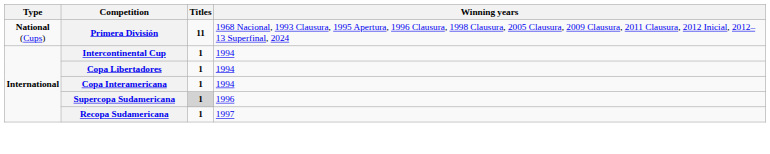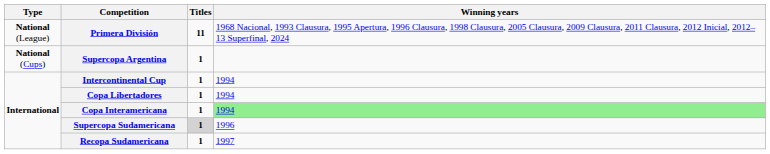(33, 33) National (Cups) -> (33, 33) National (League)
+ row: (124, 59)
(225, 84) no background -> (225, 110) lightgreen background
